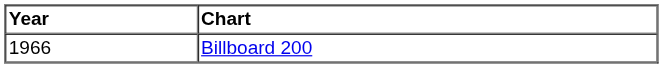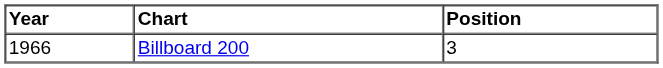+ column: (484, 19)
